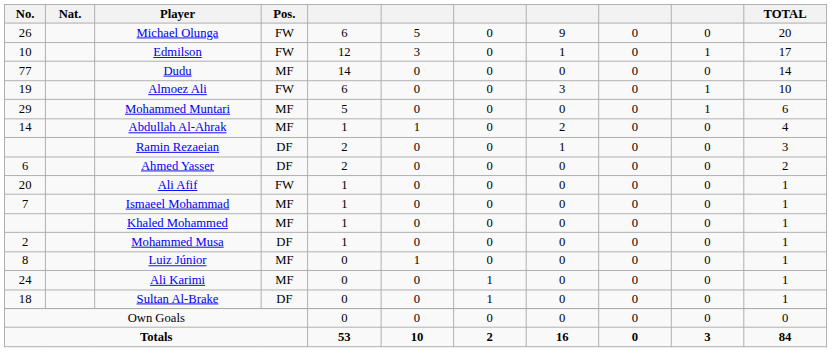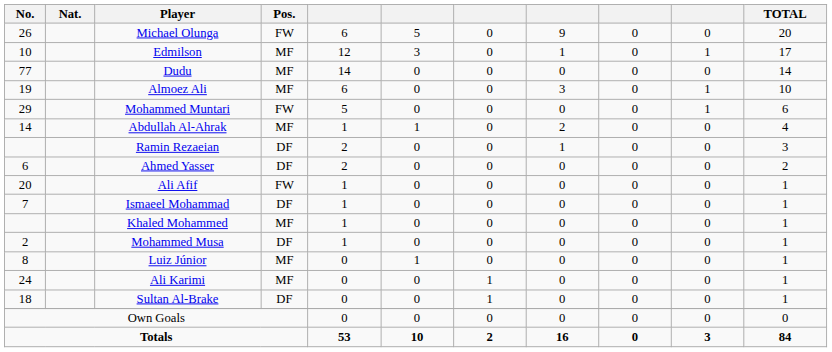(284, 51) FW -> (284, 51) MF
(284, 89) FW -> (284, 89) MF
(284, 108) MF -> (284, 108) FW
(284, 203) MF -> (284, 203) DF
